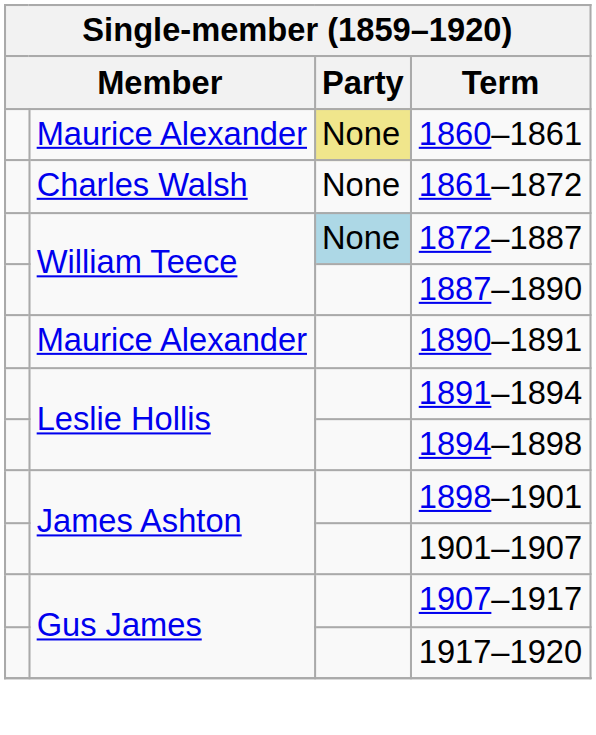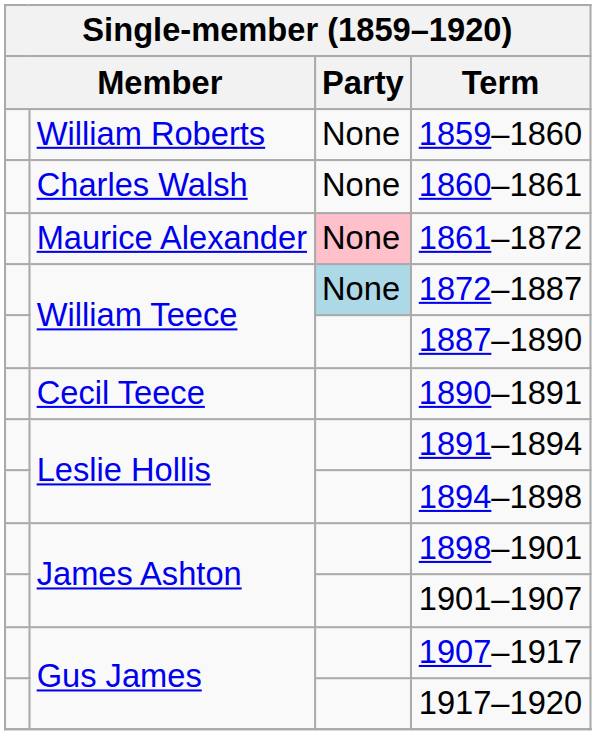+ row: (500, 133)
(172, 133) Maurice Alexander -> (142, 185) Charles Walsh
(361, 133) khaki background -> (361, 185) no background
(142, 185) Charles Walsh -> (172, 237) Maurice Alexander
(361, 185) no background -> (361, 237) pink background
(172, 340) Maurice Alexander -> (121, 392) Cecil Teece
